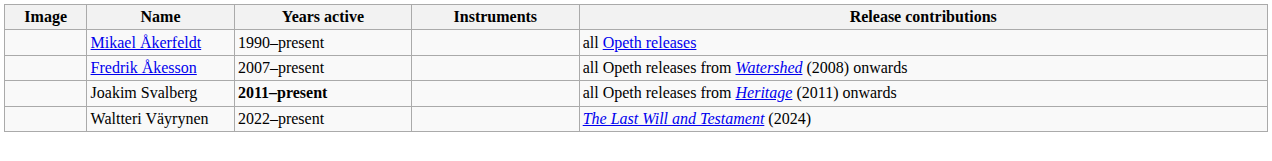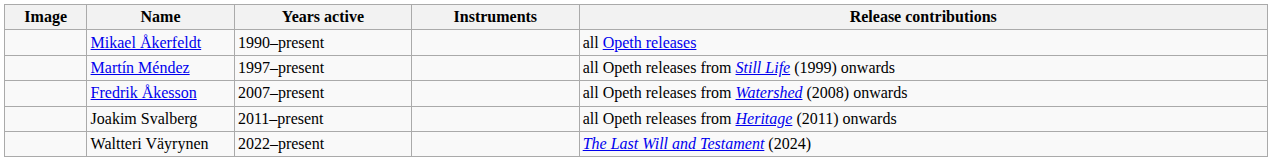+ row: (140, 67)
(283, 93) bold -> (281, 118) normal
